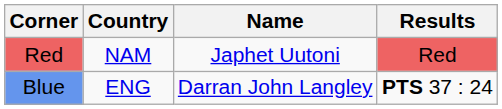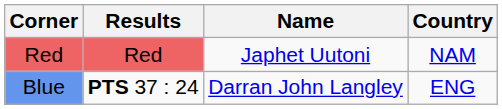columns swapped: (128, 21) <-> (437, 21)
